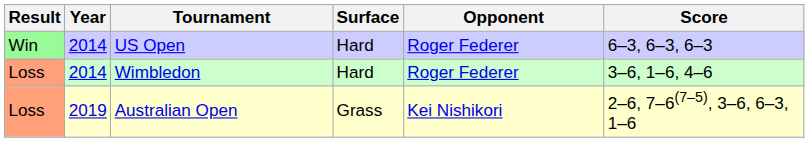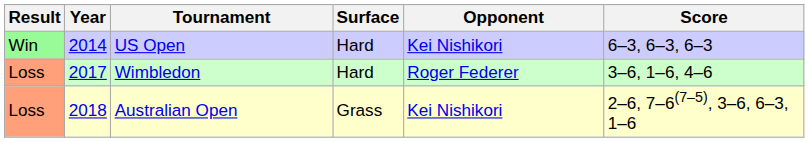(463, 45) Roger Federer -> (455, 45) Kei Nishikori
(88, 72) 2014 -> (88, 72) 2017
(88, 111) 2019 -> (88, 111) 2018
